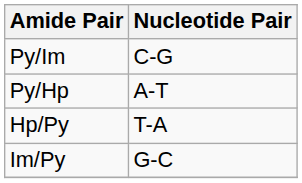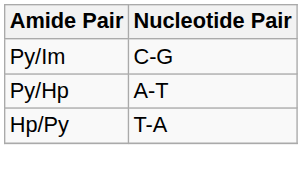- row: (38, 159)
